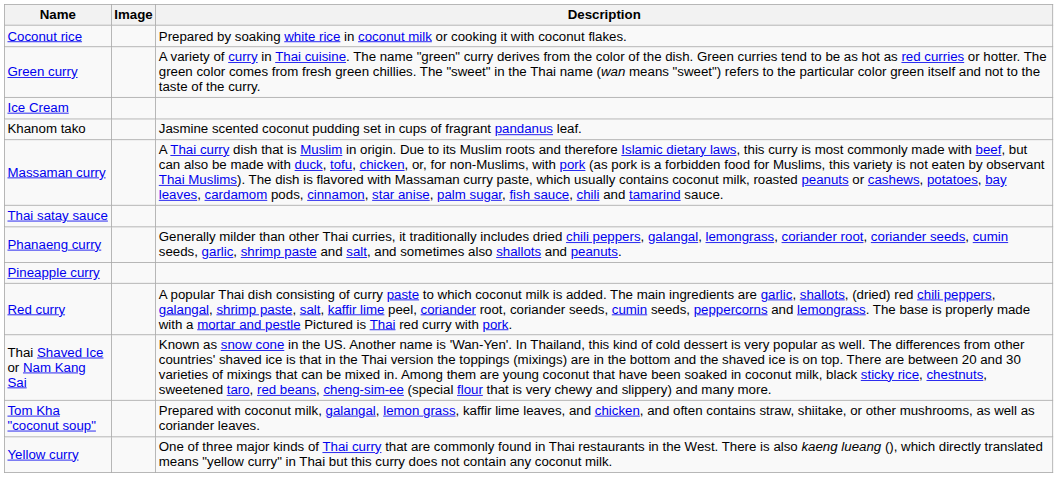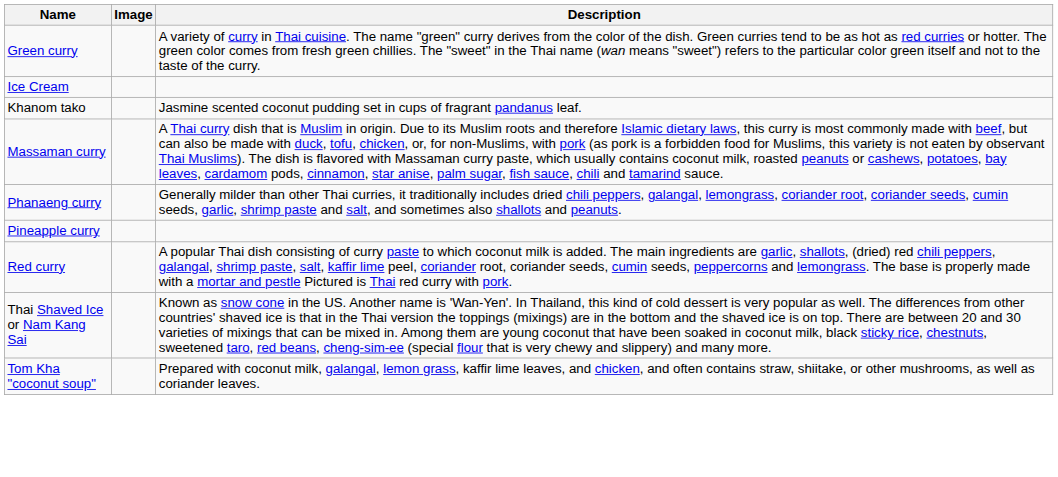- row: (45, 36)
- row: (58, 216)
- row: (43, 454)
